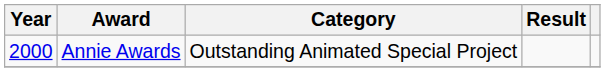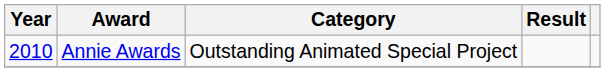(31, 50) 2000 -> (31, 50) 2010
